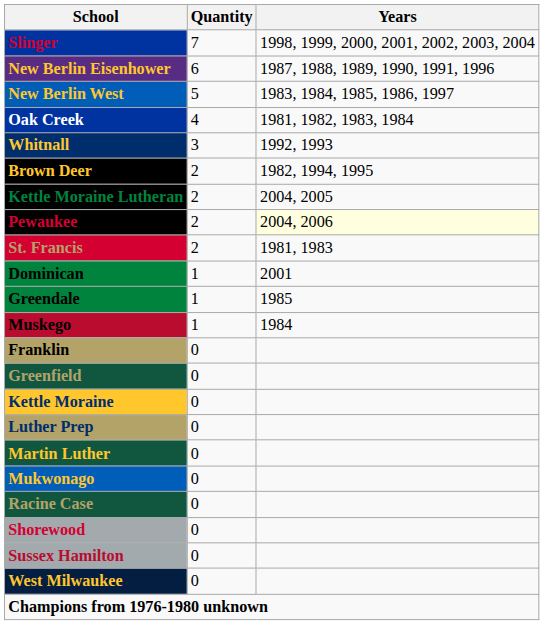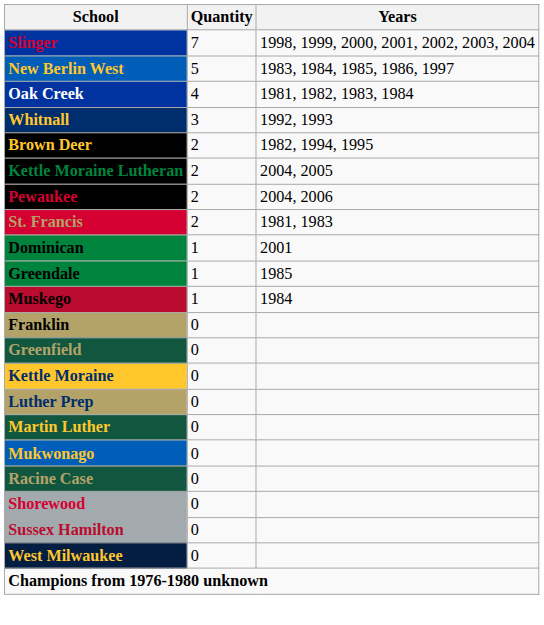- row: (89, 68)
(296, 222) lightyellow background -> (296, 196) no background
